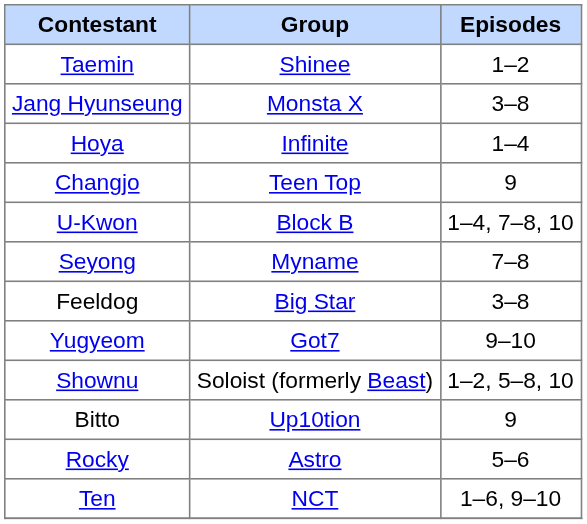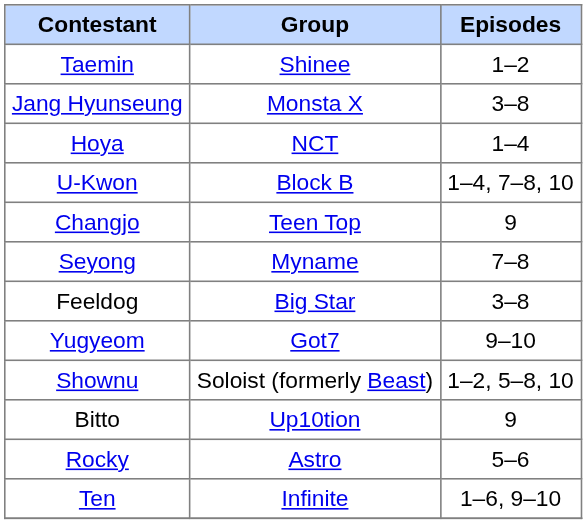(315, 143) Infinite -> (315, 143) NCT
rows swapped: (97, 183) <-> (97, 222)
(315, 499) NCT -> (315, 499) Infinite
